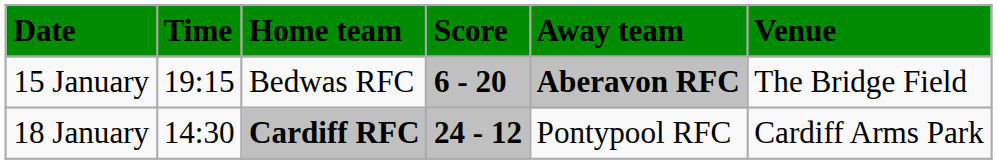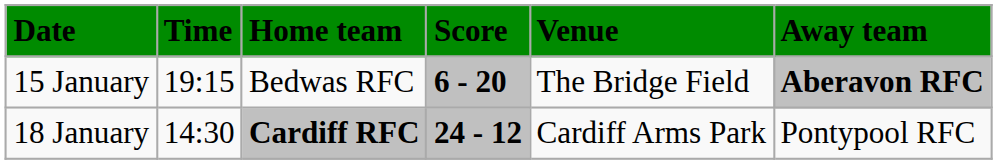columns swapped: (610, 30) <-> (795, 30)
